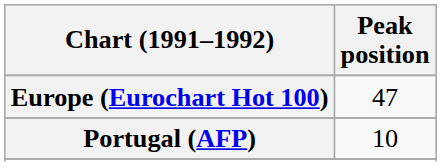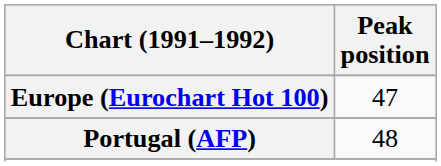(385, 138) 10 -> (385, 138) 48
